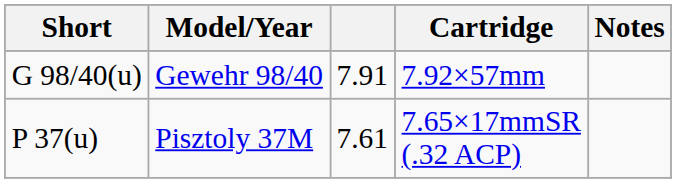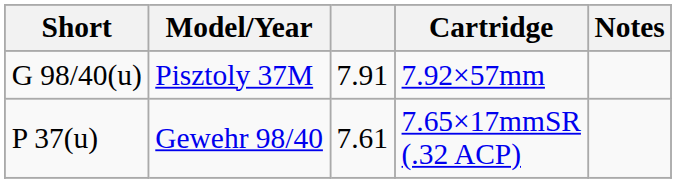(239, 74) Gewehr 98/40 -> (234, 74) Pisztoly 37M
(234, 137) Pisztoly 37M -> (239, 137) Gewehr 98/40
